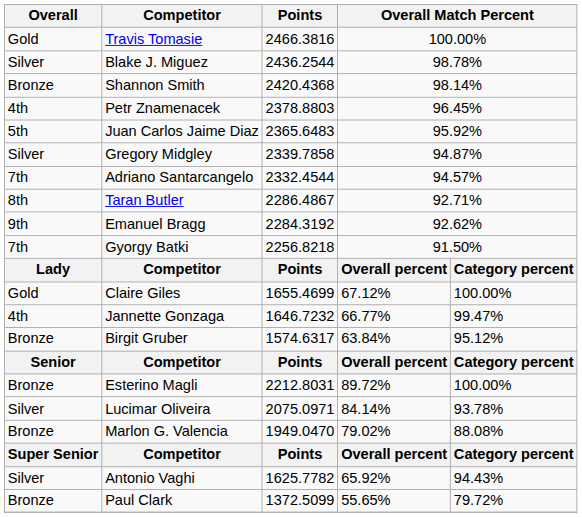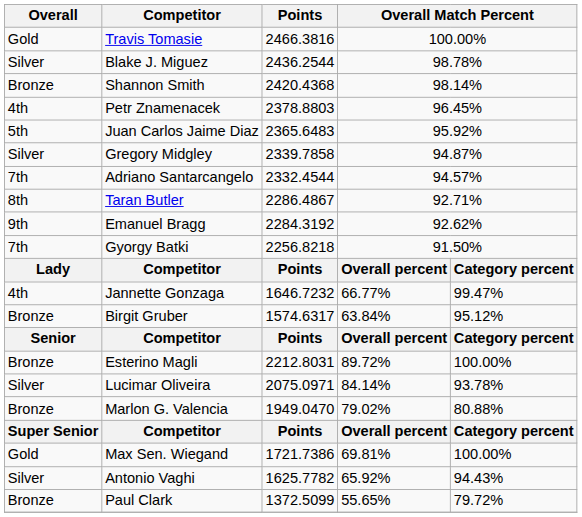- row: (143, 293)
(479, 431) 88.08% -> (479, 408) 80.88%
+ row: (167, 454)
